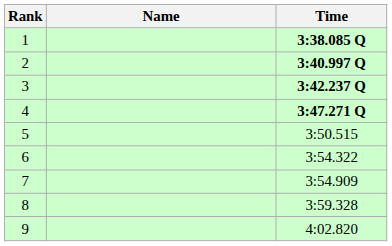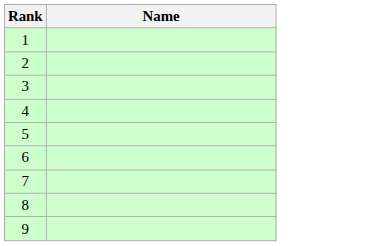- column: (332, 16)
